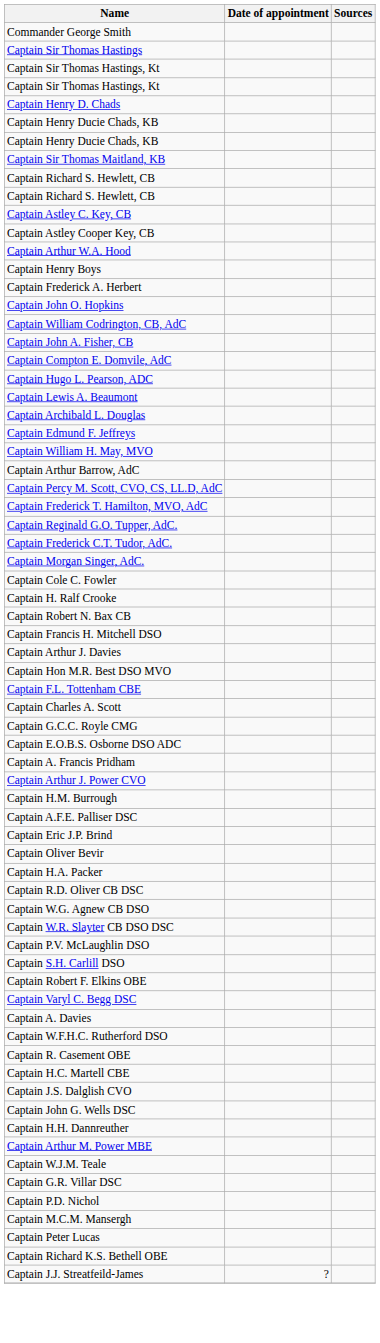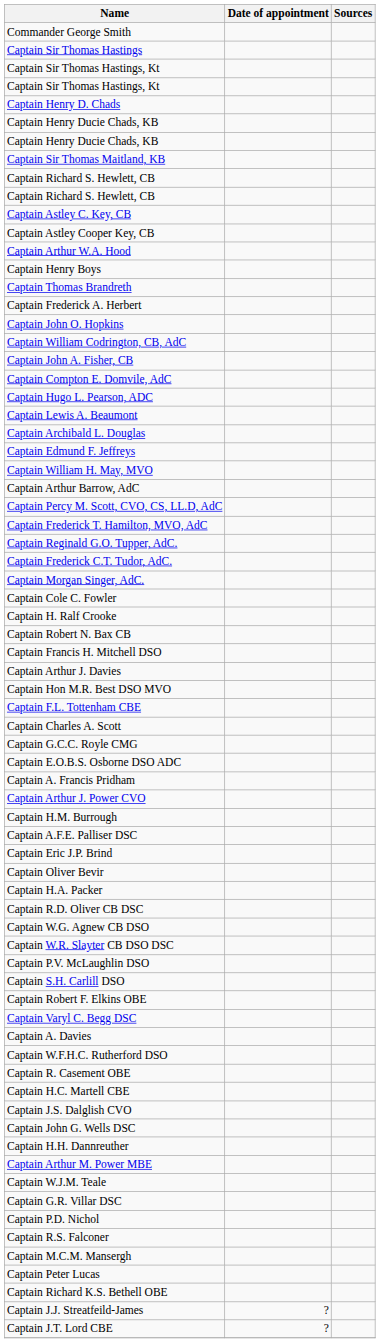+ row: (69, 287)
+ row: (58, 1237)
+ row: (60, 1329)
